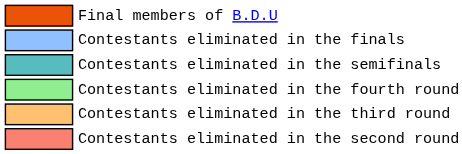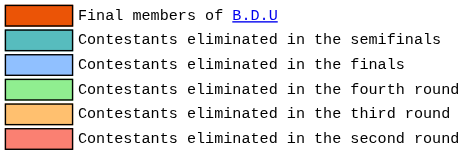rows swapped: (241, 40) <-> (260, 65)
